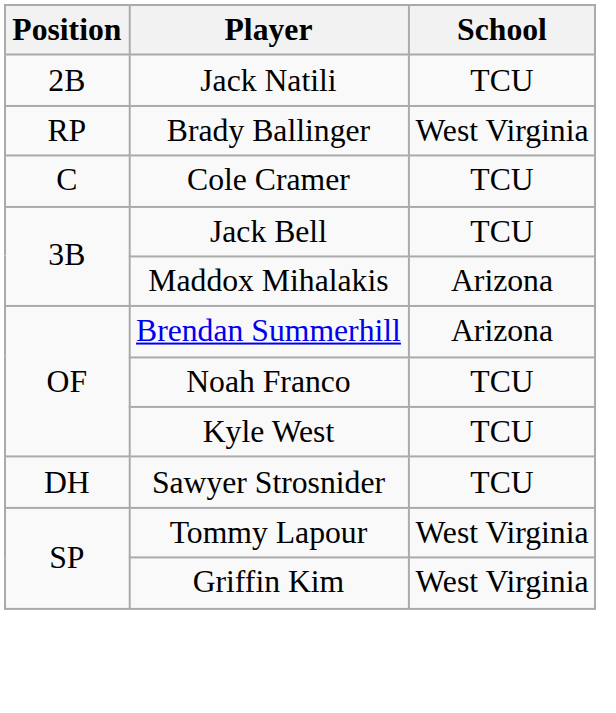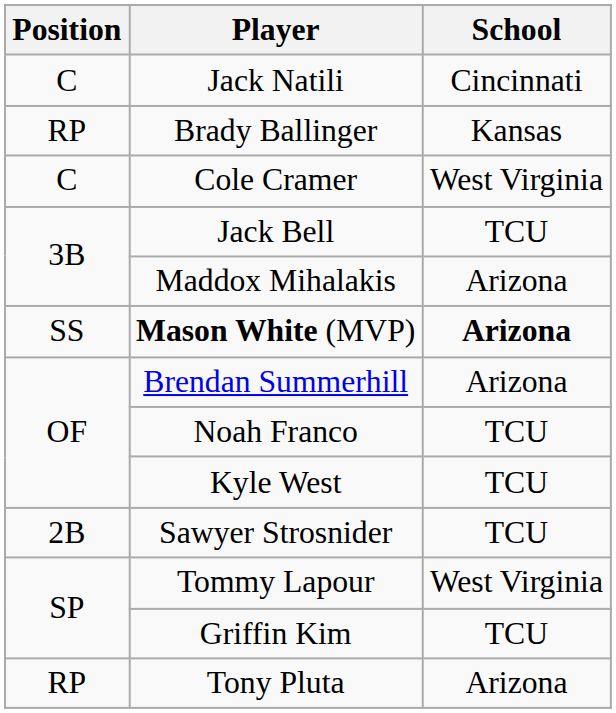(67, 79) 2B -> (67, 79) C
(502, 79) TCU -> (516, 79) Cincinnati
(502, 130) West Virginia -> (516, 130) Kansas
(502, 180) TCU -> (516, 180) West Virginia
+ row: (276, 331)
(67, 481) DH -> (67, 532) 2B
(502, 582) West Virginia -> (516, 632) TCU
+ row: (276, 682)
